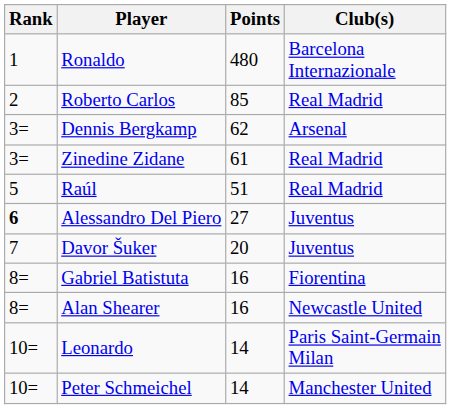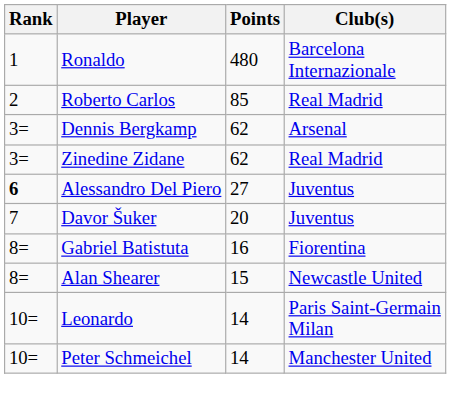(239, 159) 61 -> (239, 159) 62
- row: (79, 188)
(239, 307) 16 -> (239, 277) 15
